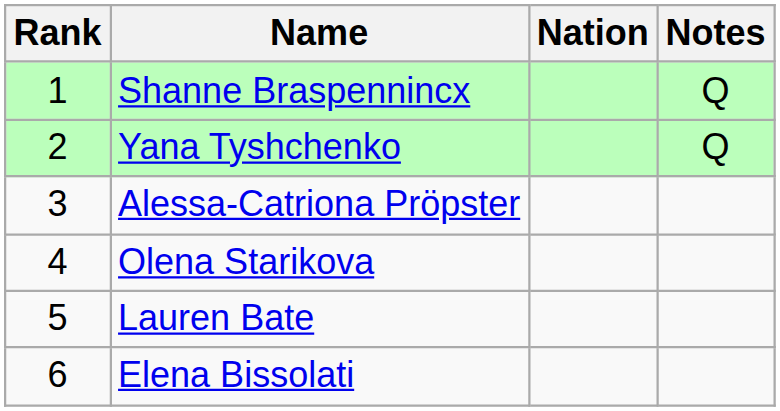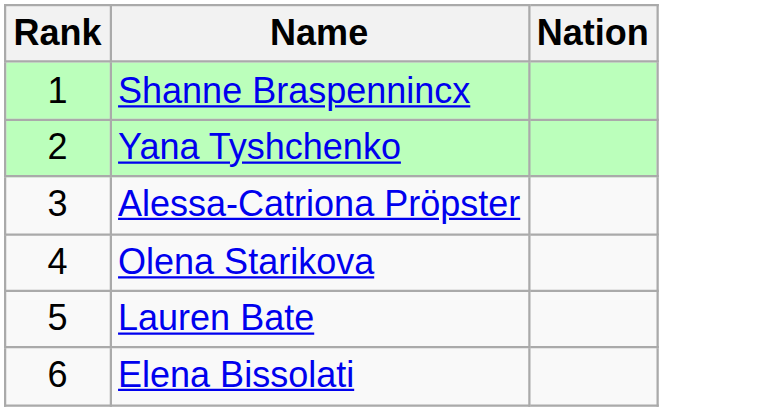- column: (715, 33)
